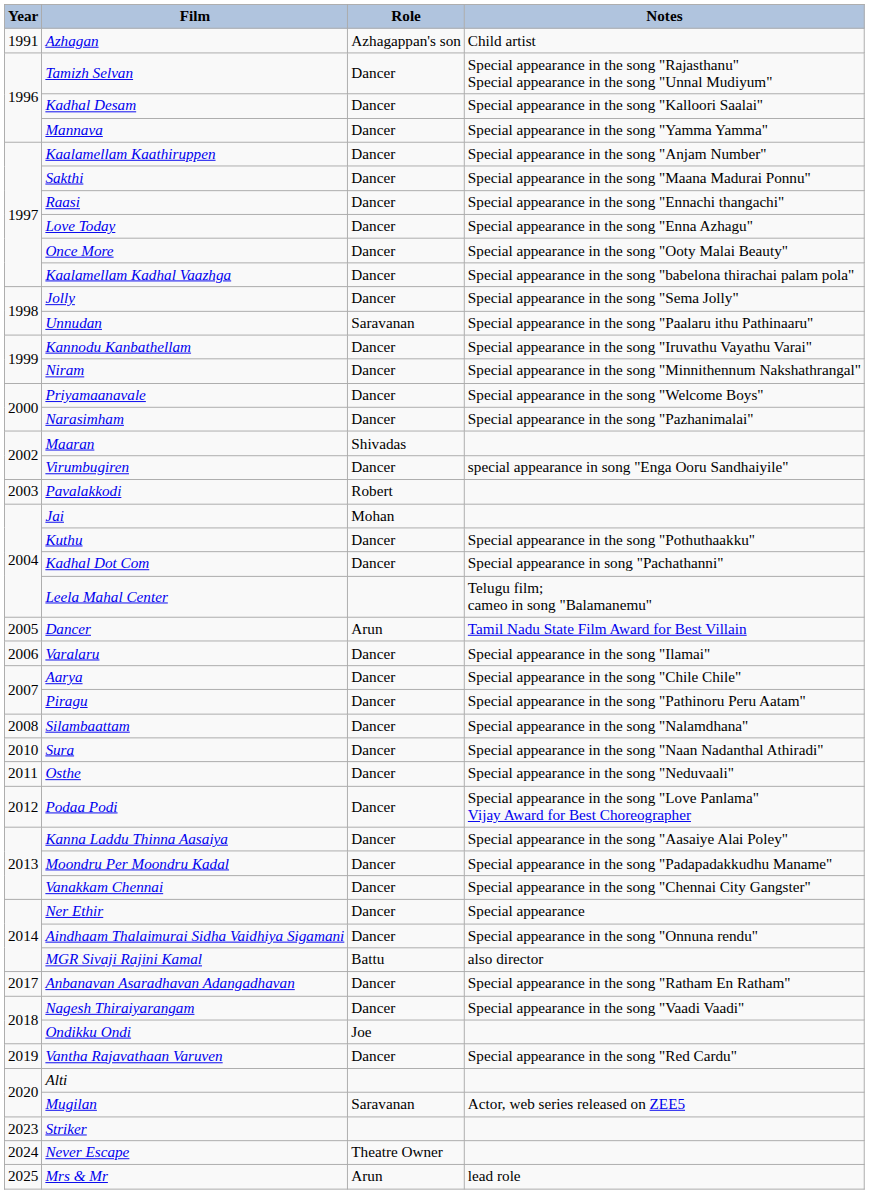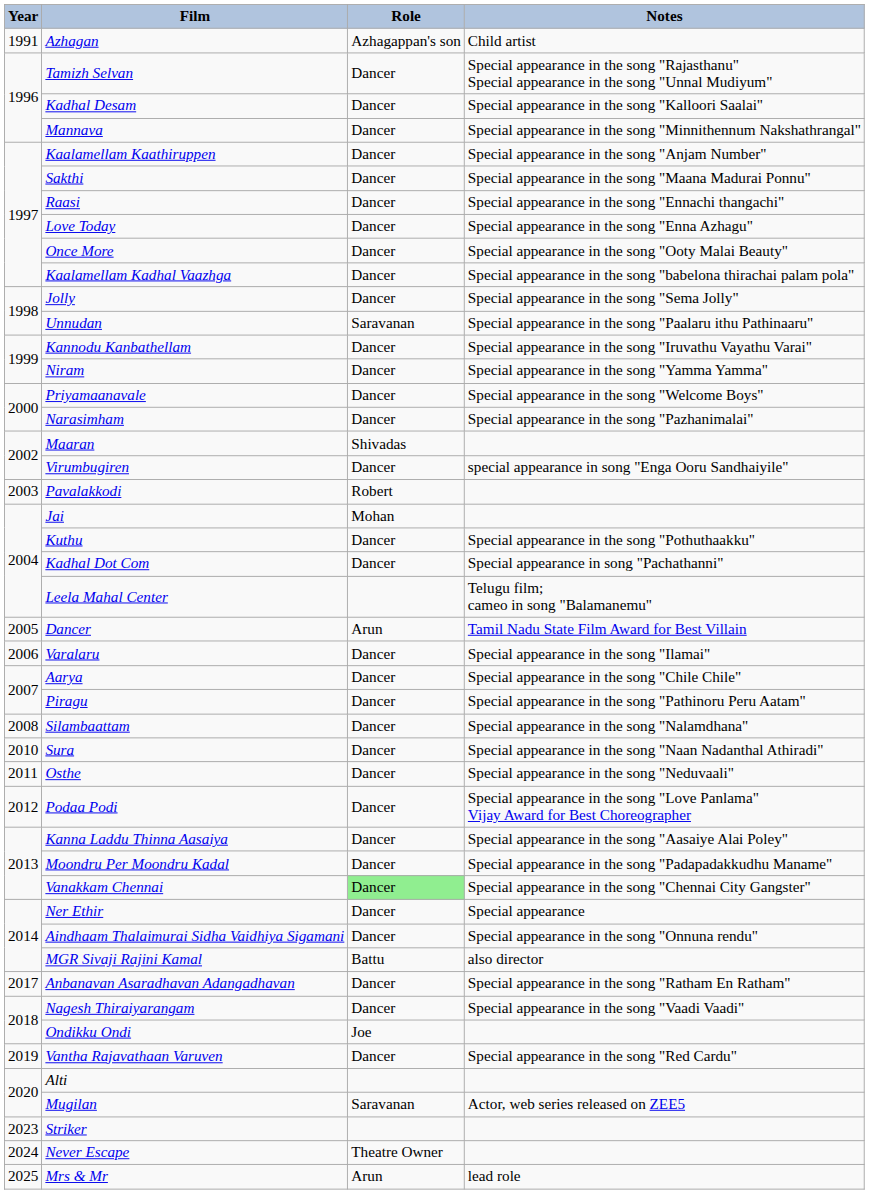(618, 130) Special appearance in the song "Yamma Yamma" -> (664, 130) Special appearance in the song "Minnithennum Nakshathrangal"
(664, 371) Special appearance in the song "Minnithennum Nakshathrangal" -> (618, 371) Special appearance in the song "Yamma Yamma"
(373, 887) no background -> (373, 887) lightgreen background
